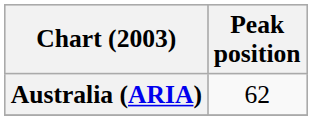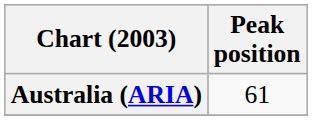(257, 94) 62 -> (257, 94) 61
